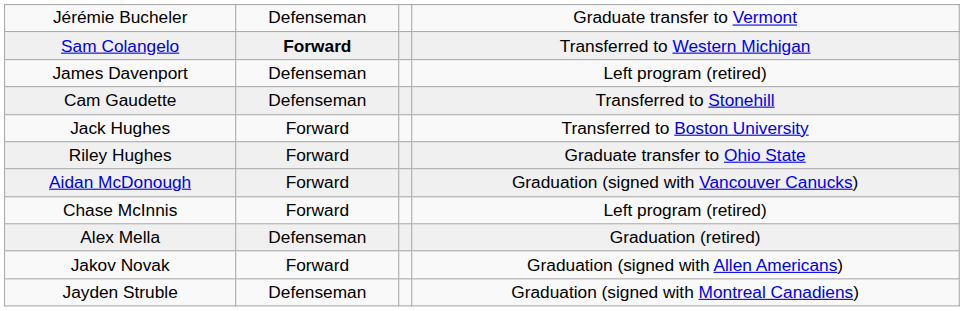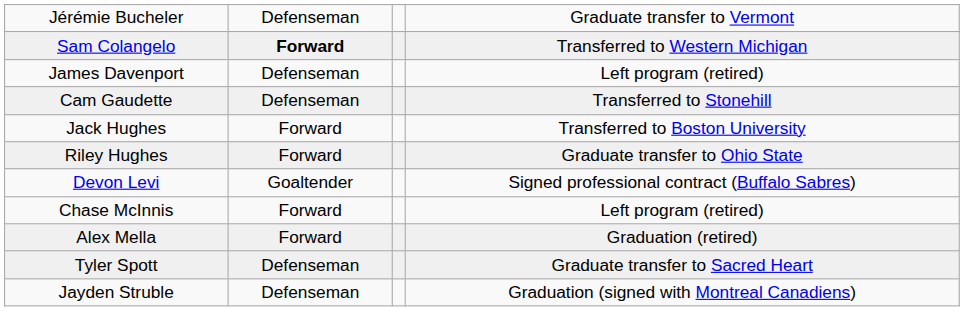+ row: (116, 182)
- row: (120, 182)
(317, 237) Defenseman -> (310, 237) Forward
- row: (120, 264)
+ row: (116, 264)
